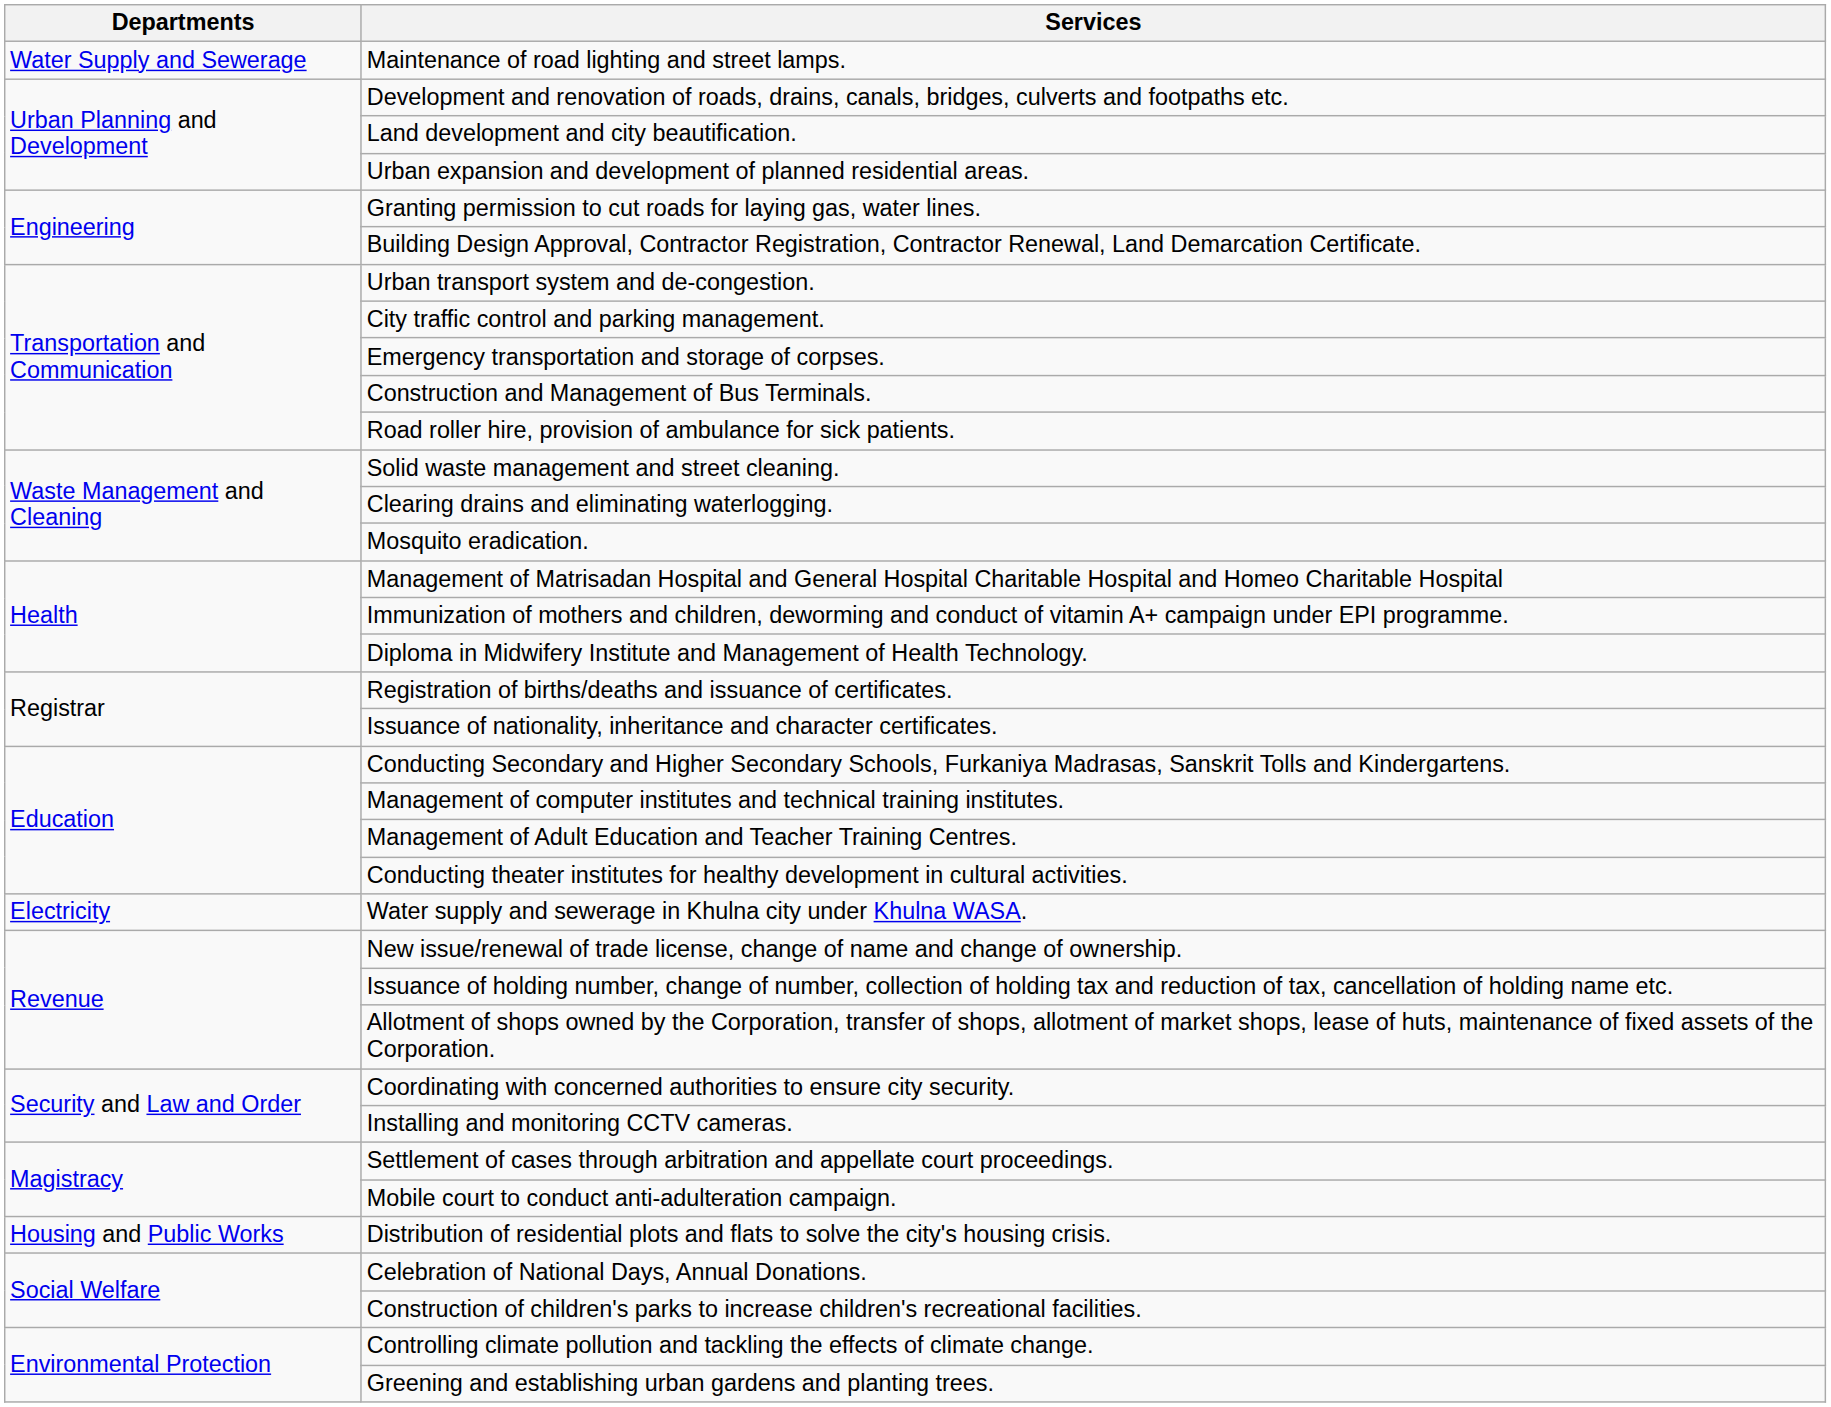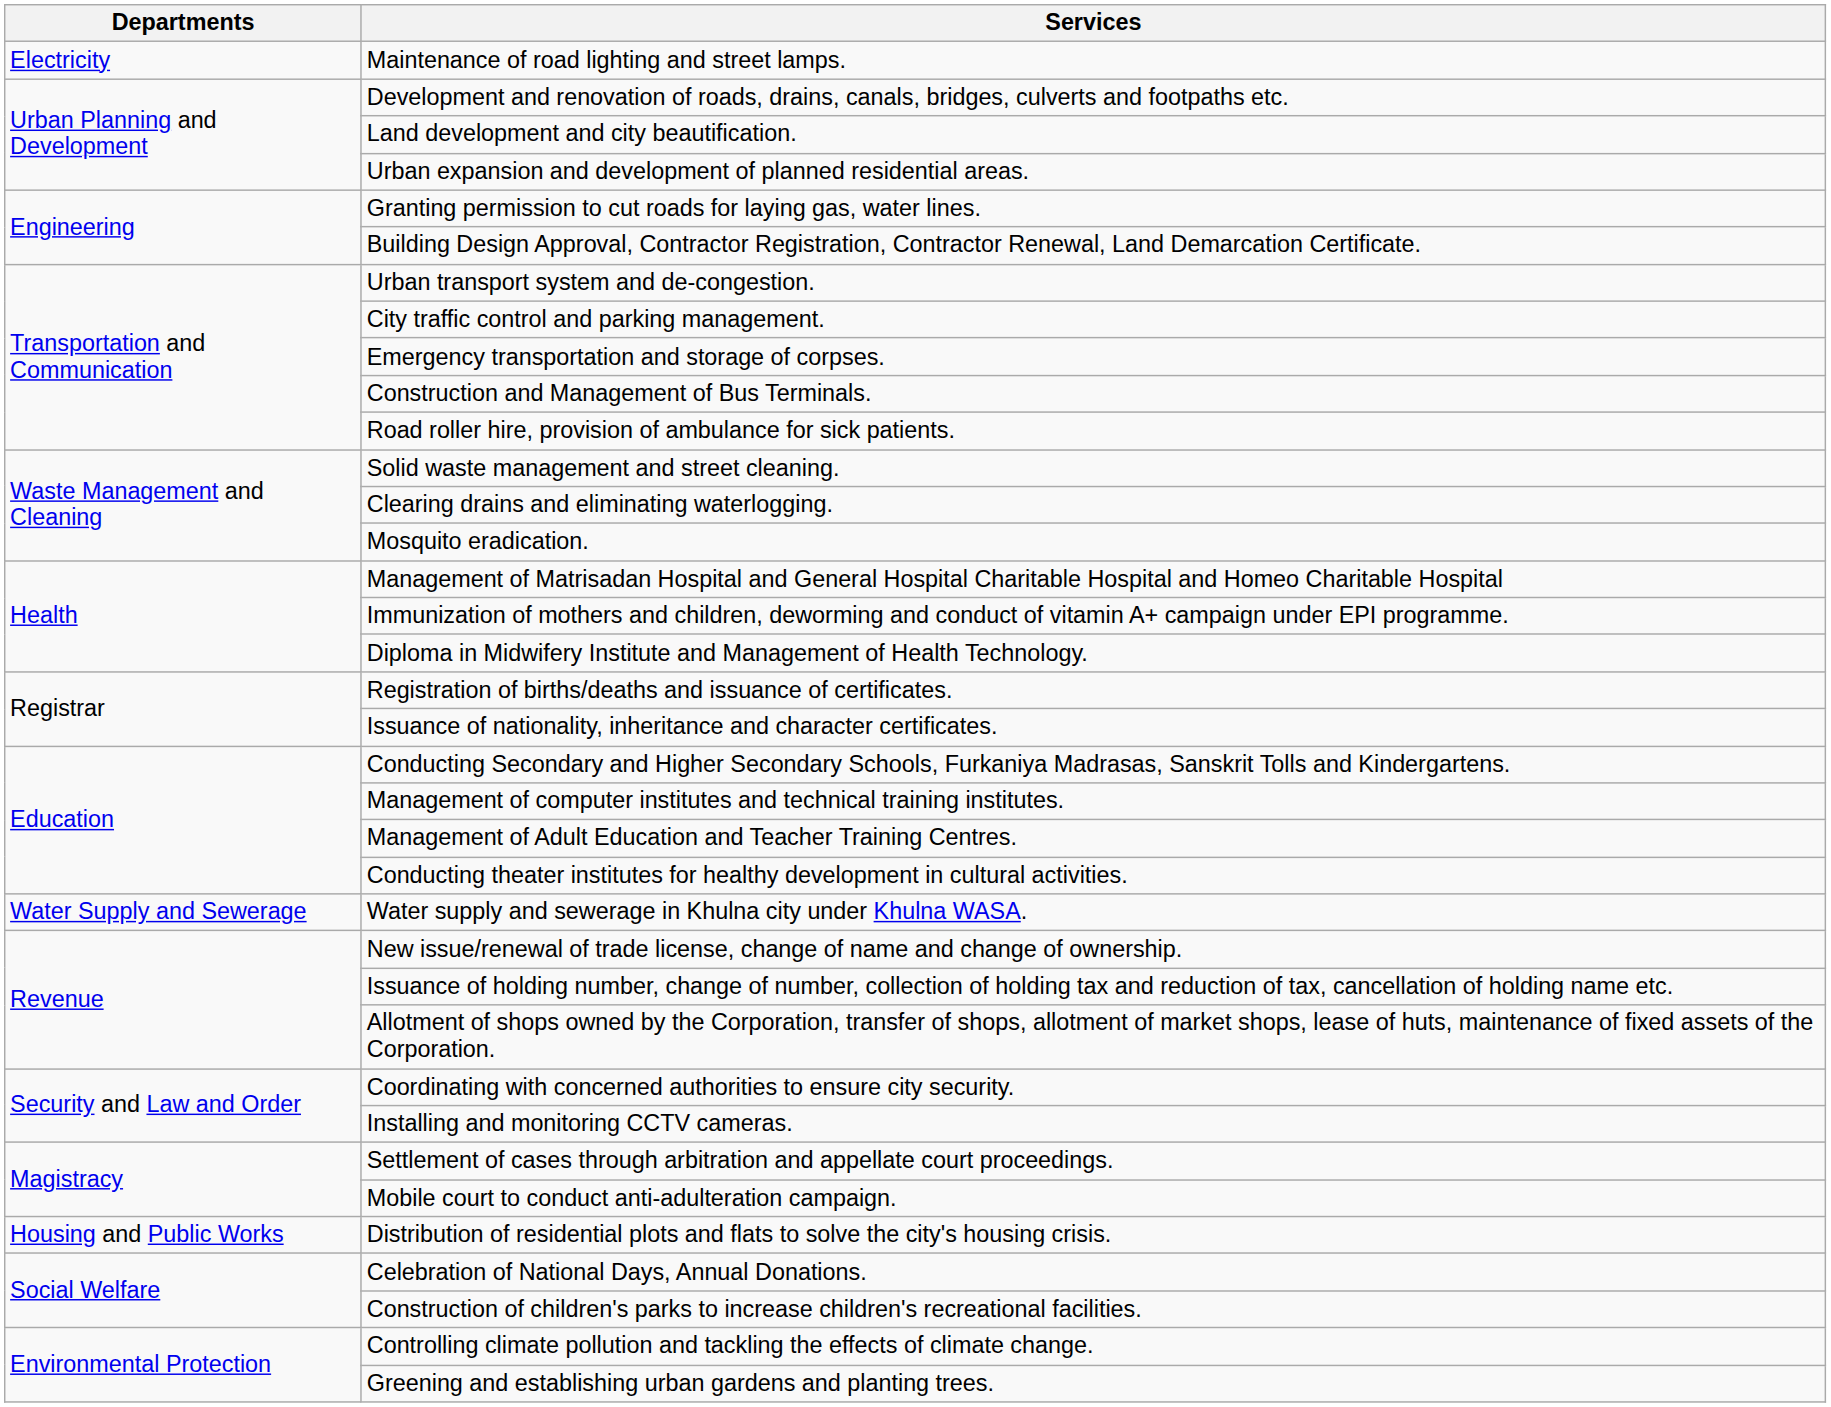(158, 60) Water Supply and Sewerage -> (60, 60) Electricity
(60, 912) Electricity -> (158, 912) Water Supply and Sewerage
